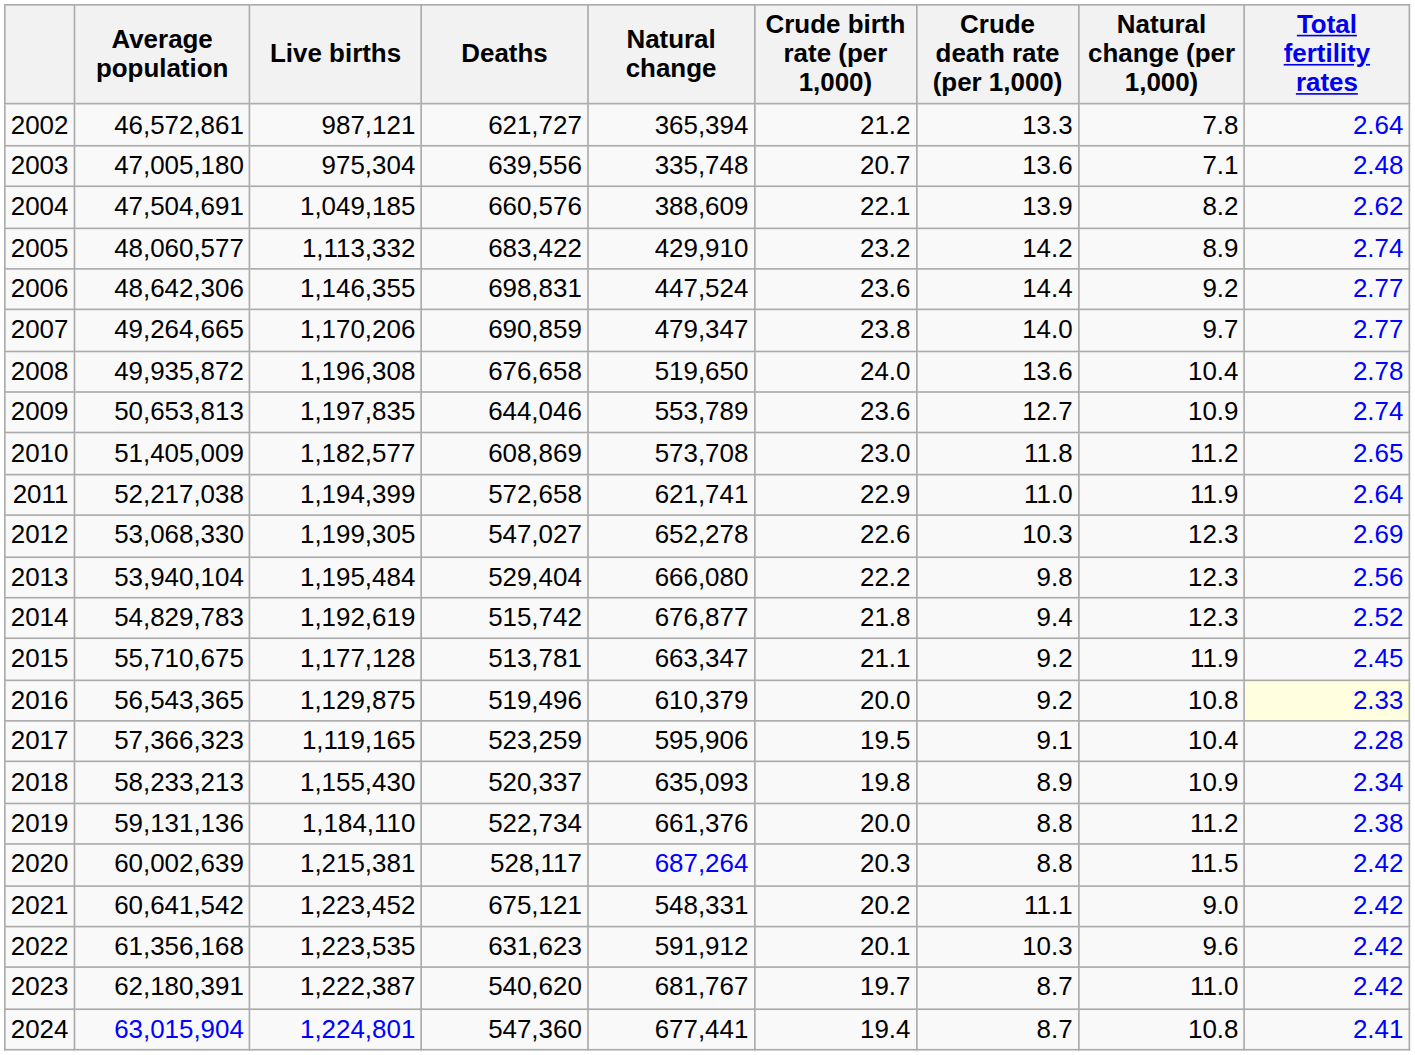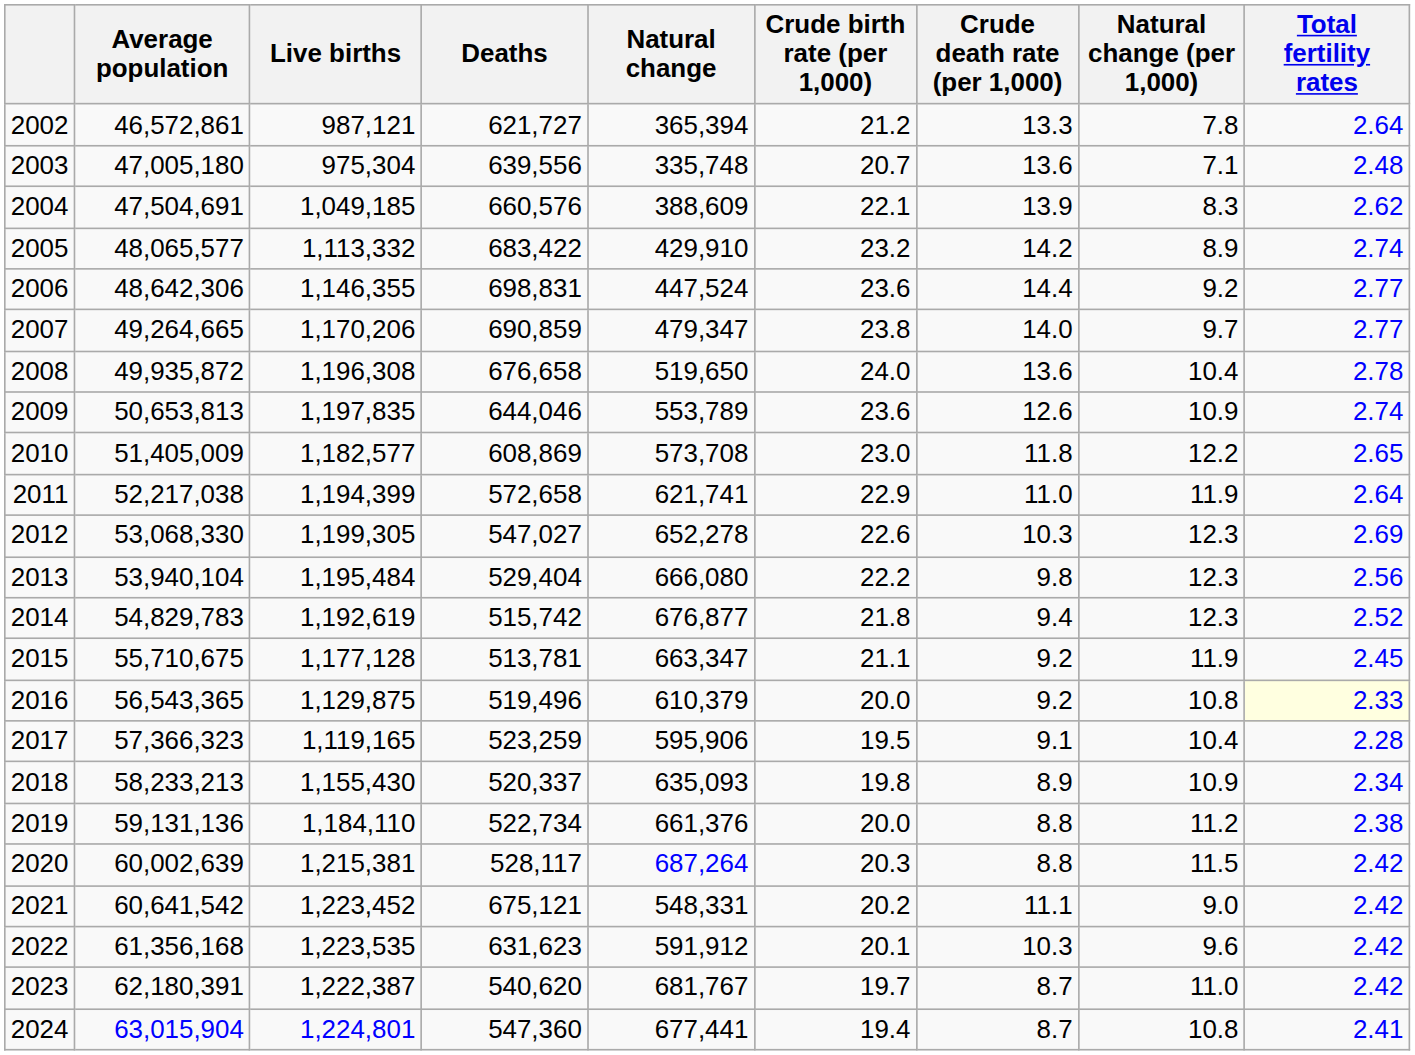(1220, 206) 8.2 -> (1220, 206) 8.3
(179, 247) 48,060,577 -> (179, 247) 48,065,577
(1047, 412) 12.7 -> (1047, 412) 12.6
(1214, 453) 11.2 -> (1213, 453) 12.2
